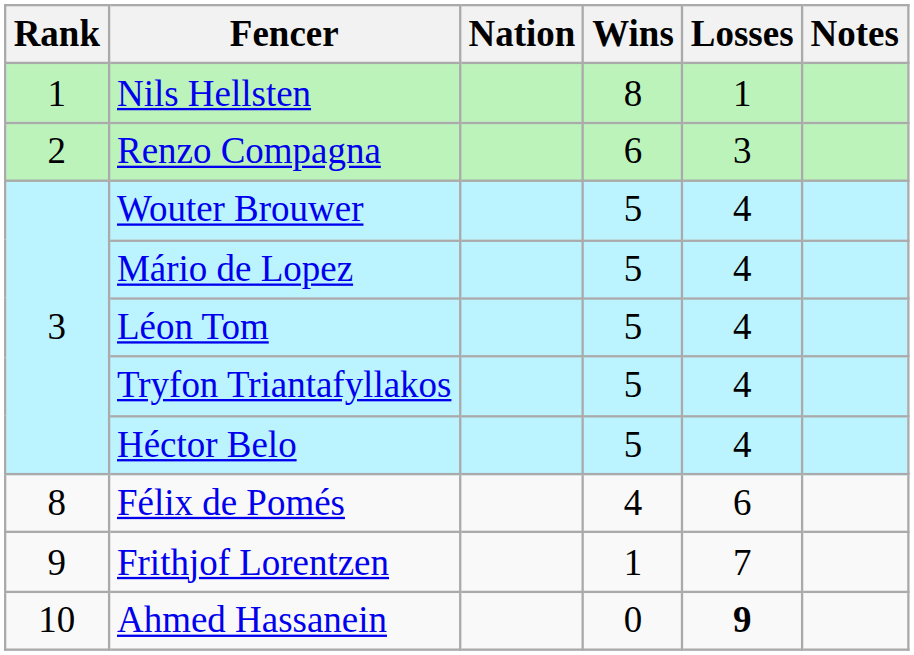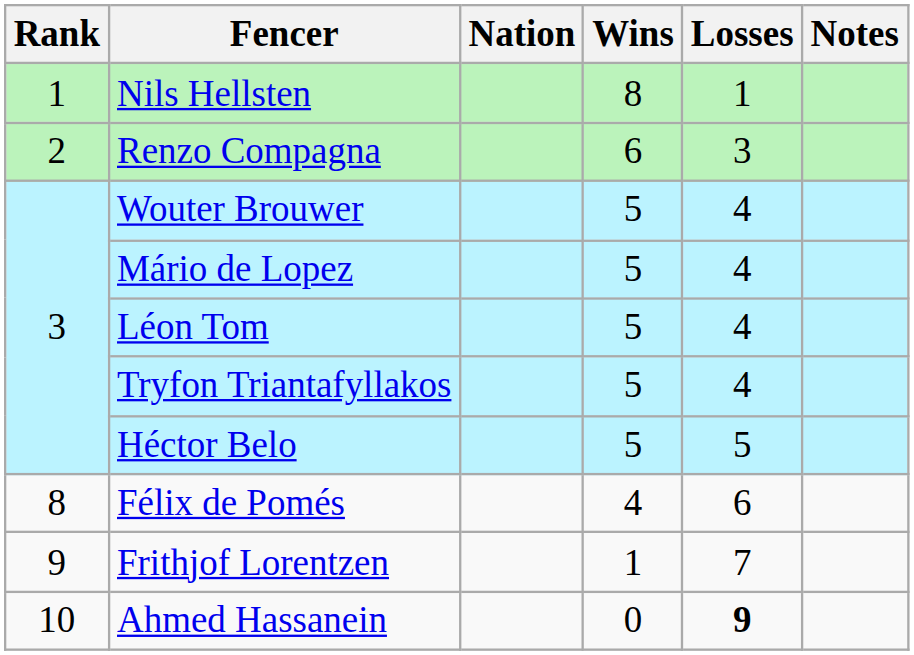(742, 444) 4 -> (742, 444) 5
